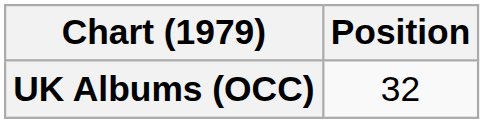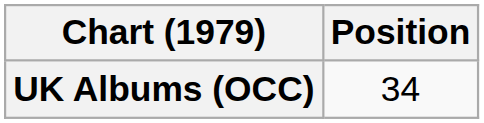(401, 88) 32 -> (401, 88) 34
